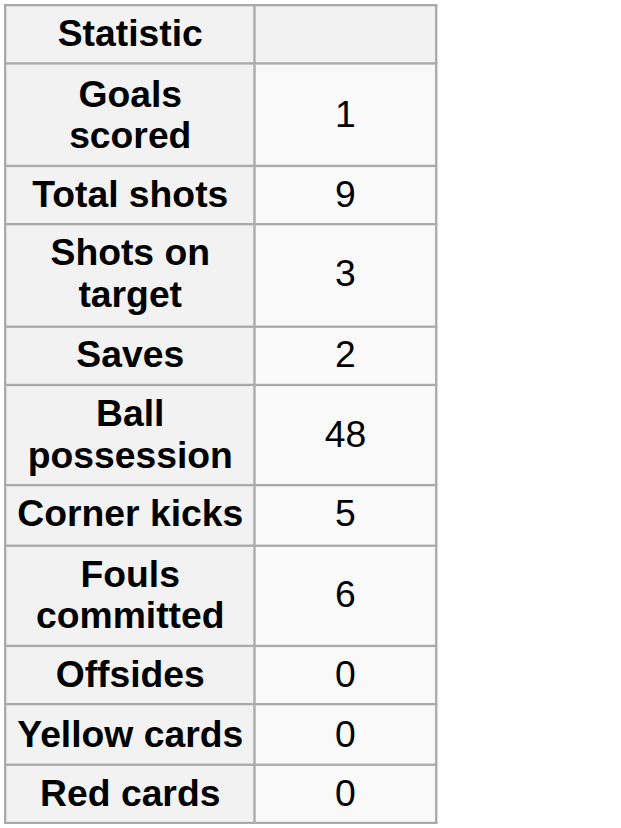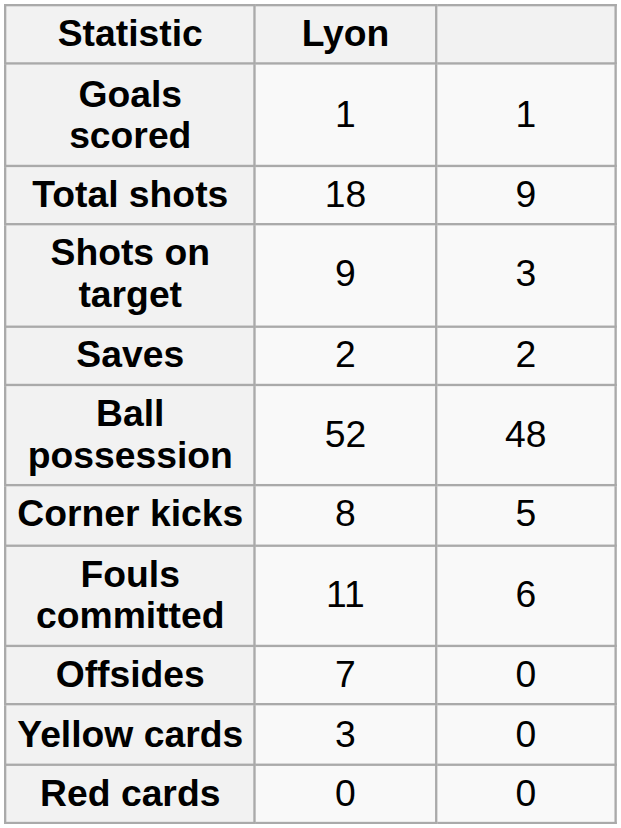+ column: (345, 34)
